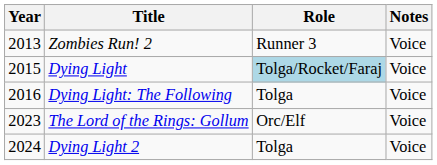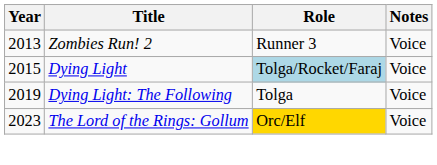(25, 95) 2016 -> (25, 95) 2019
(281, 120) no background -> (281, 120) gold background
- row: (94, 146)
